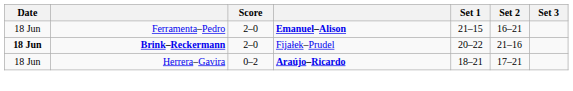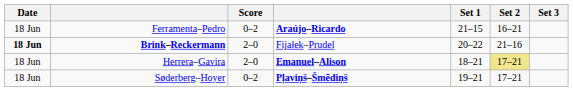(251, 29) 2–0 -> (251, 29) 0–2
(311, 29) Emanuel–Alison -> (311, 29) Araújo–Ricardo
(251, 62) 0–2 -> (251, 62) 2–0
(311, 62) Araújo–Ricardo -> (311, 62) Emanuel–Alison
(510, 62) no background -> (510, 62) khaki background
+ row: (190, 78)
